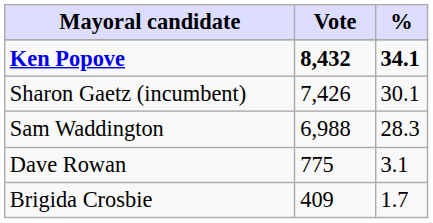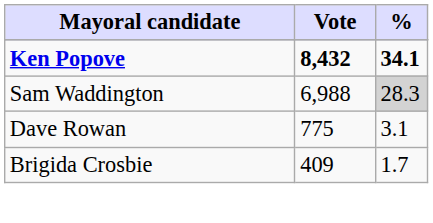- row: (128, 93)
(400, 128) no background -> (400, 93) lightgrey background
